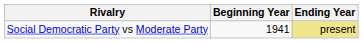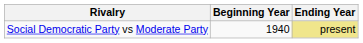(278, 29) 1941 -> (278, 29) 1940
